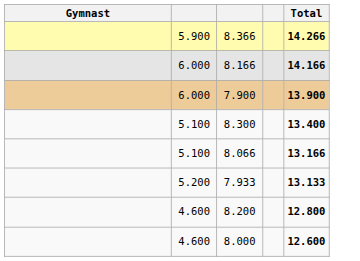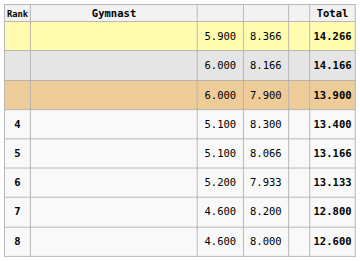+ column: (17, 14)
